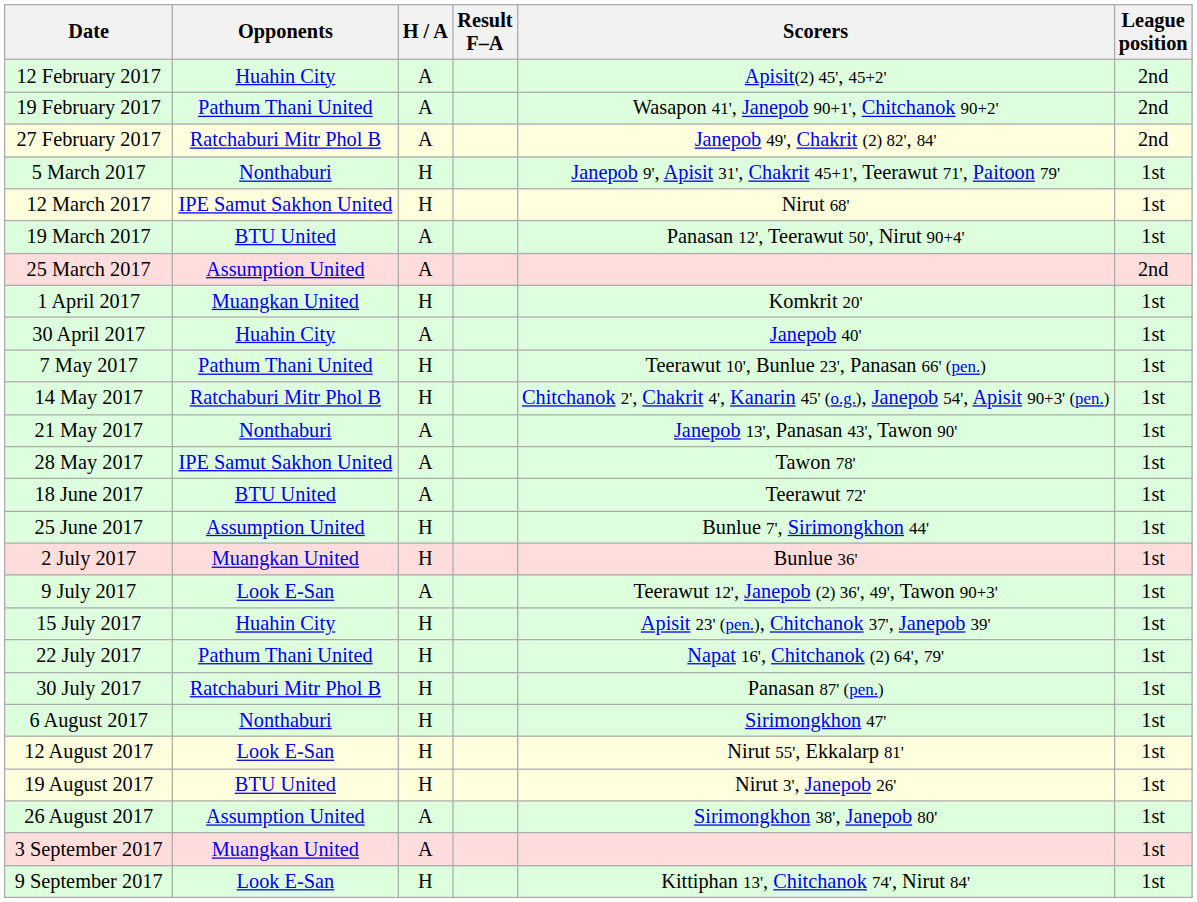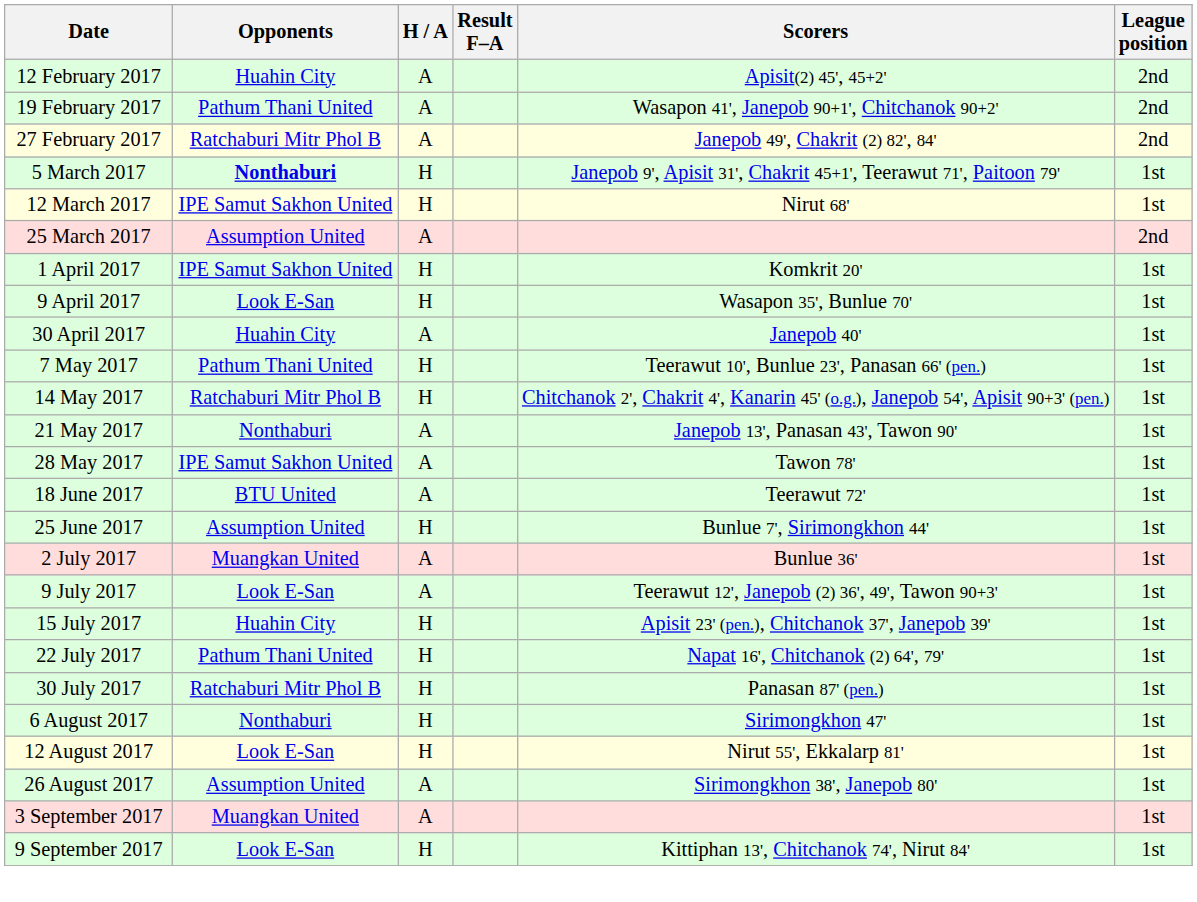(285, 172) normal -> (285, 172) bold
- row: (89, 236)
(285, 301) Muangkan United -> (285, 269) IPE Samut Sakhon United
+ row: (89, 301)
(425, 559) H -> (425, 559) A
- row: (89, 784)
